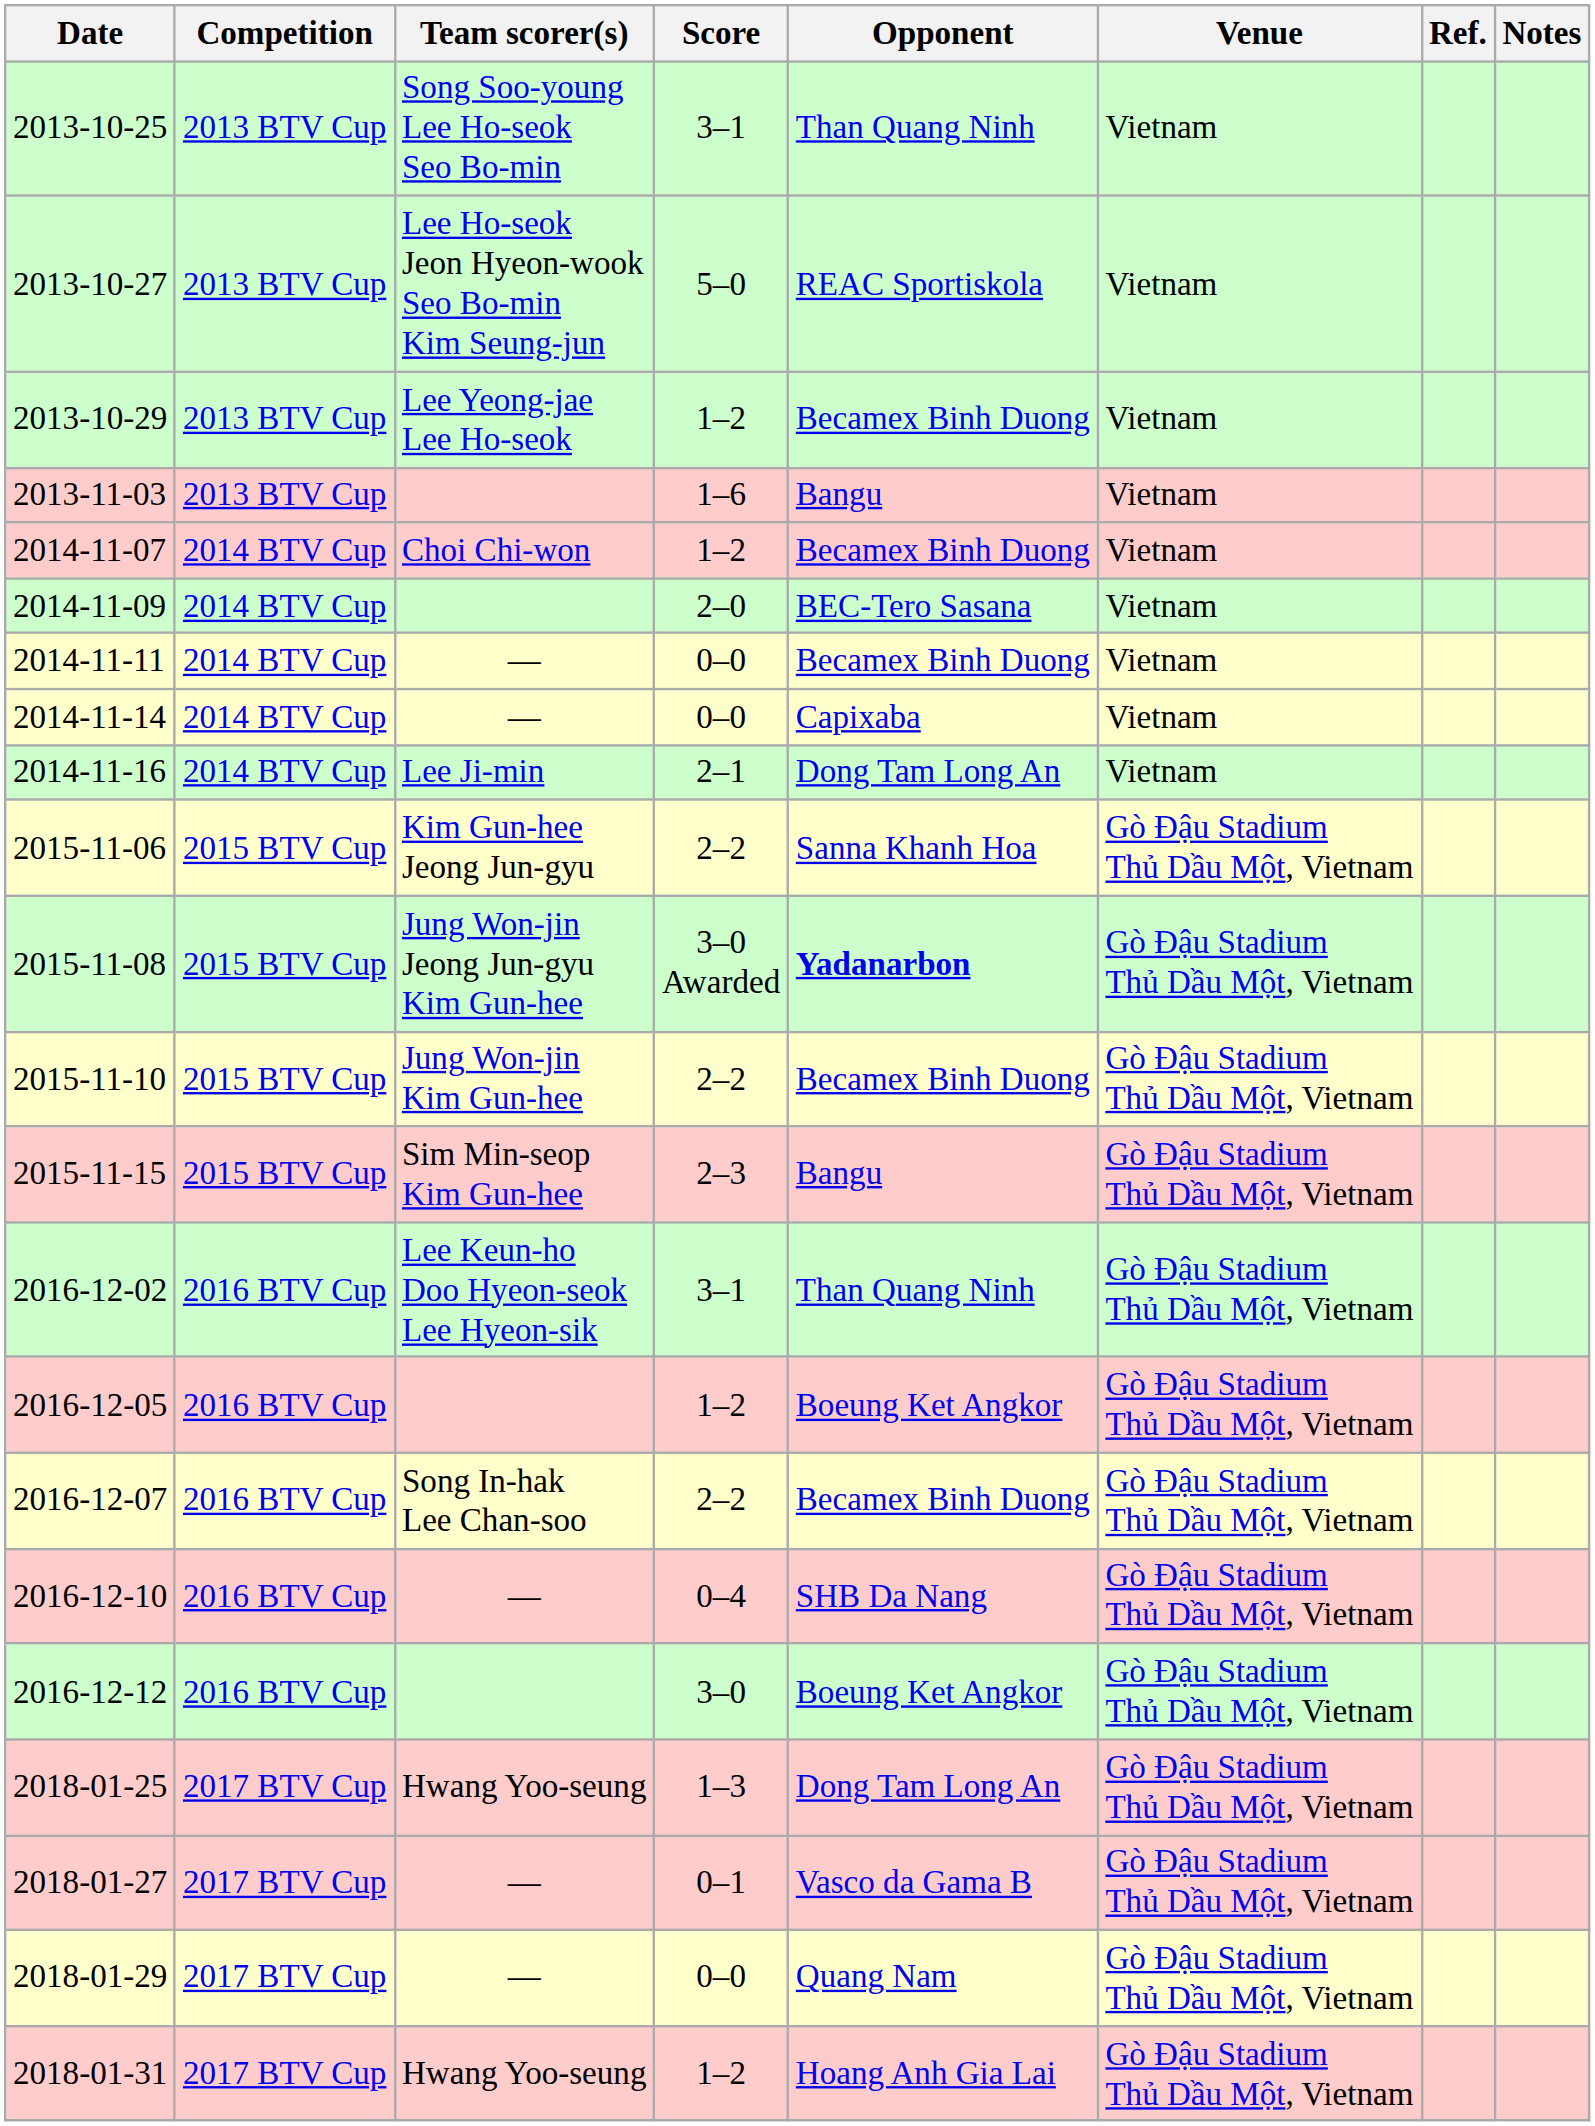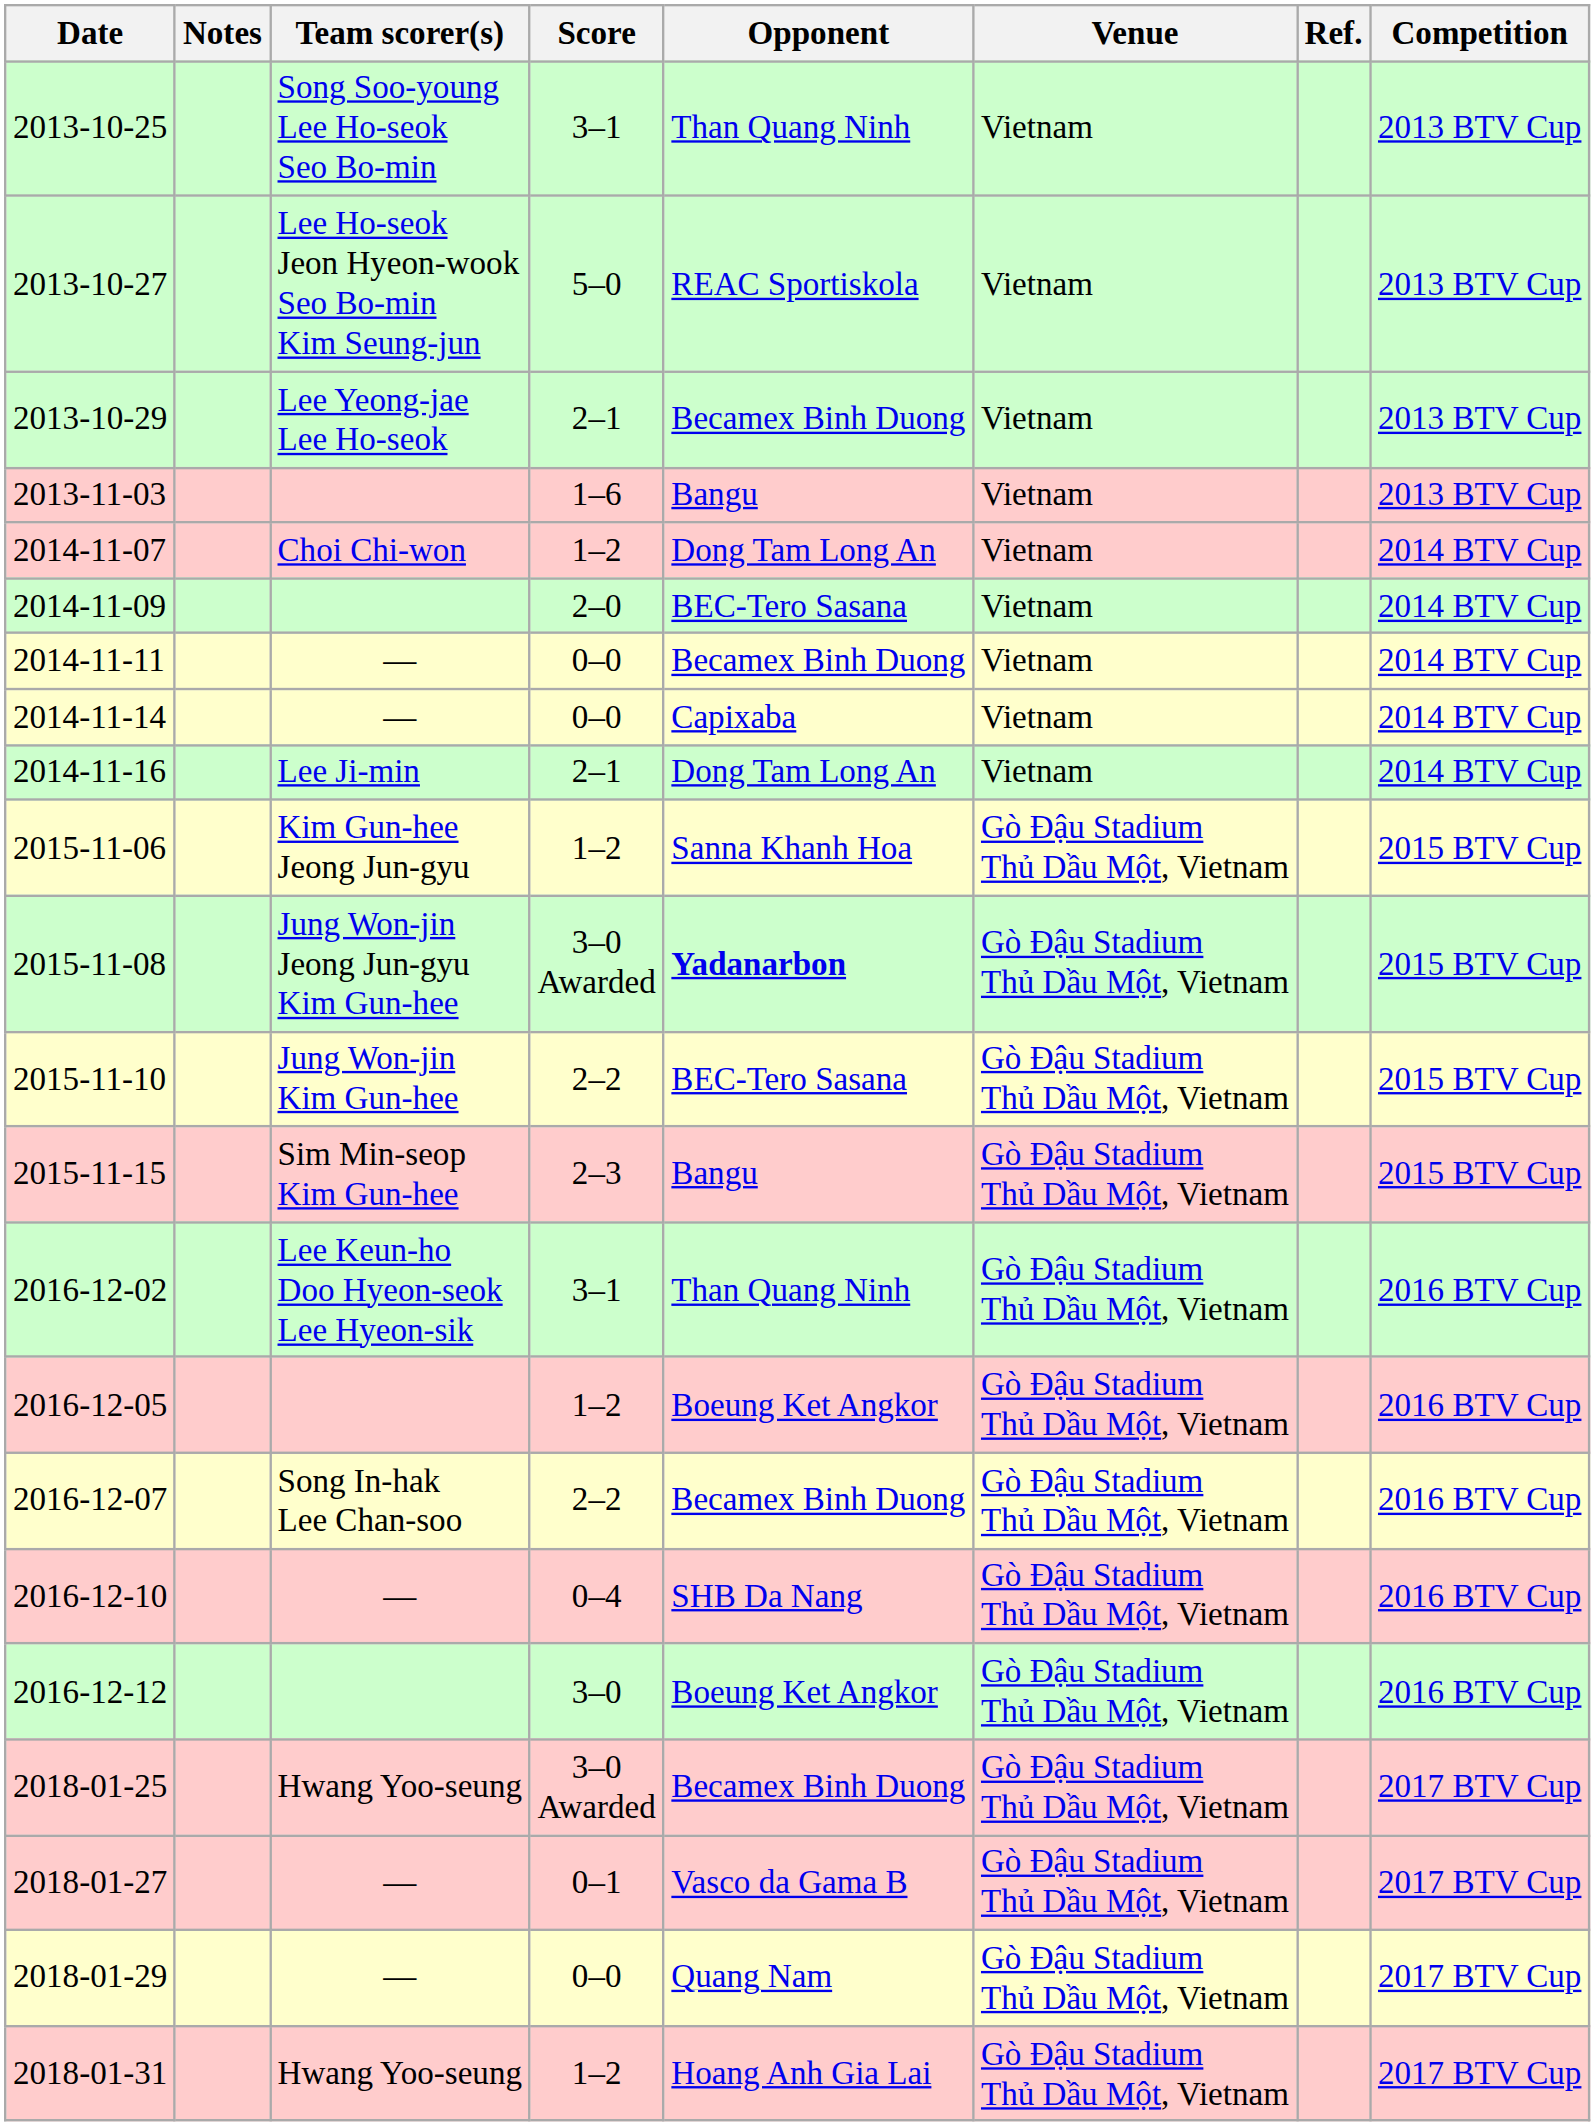columns swapped: (285, 32) <-> (1542, 32)
(721, 418) 1–2 -> (597, 418) 2–1
(943, 549) Becamex Binh Duong -> (804, 549) Dong Tam Long An
(721, 847) 2–2 -> (597, 847) 1–2
(943, 1078) Becamex Binh Duong -> (789, 1078) BEC-Tero Sasana
(721, 1786) 1–3 -> (597, 1786) 3–0 Awarded
(928, 1786) Dong Tam Long An -> (818, 1786) Becamex Binh Duong
